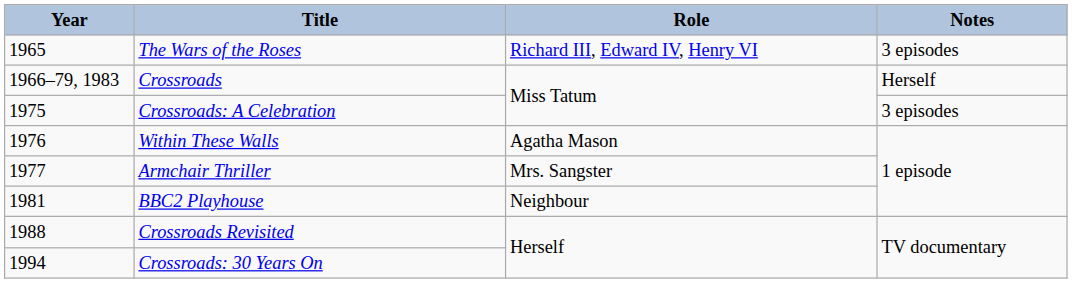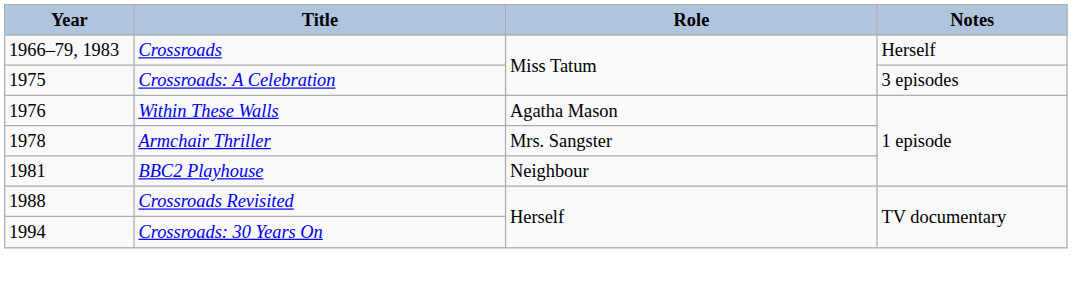- row: (220, 50)
(27, 171) 1977 -> (27, 141) 1978
